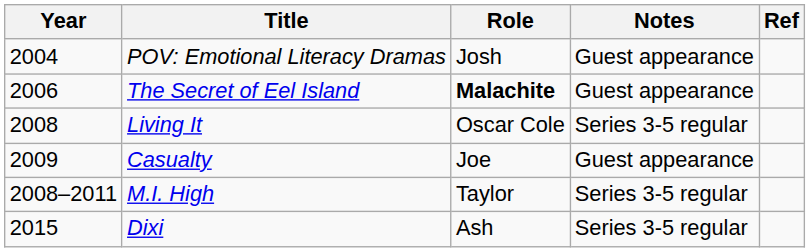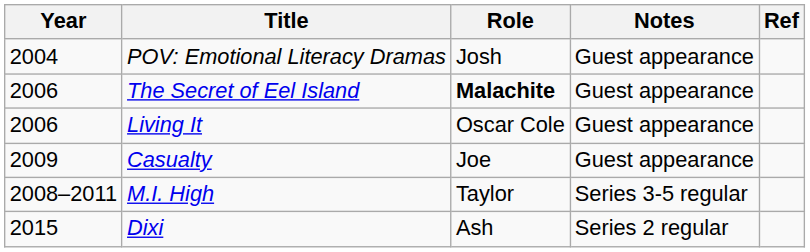(34, 125) 2008 -> (34, 125) 2006
(661, 125) Series 3-5 regular -> (664, 125) Guest appearance
(661, 228) Series 3-5 regular -> (652, 228) Series 2 regular
